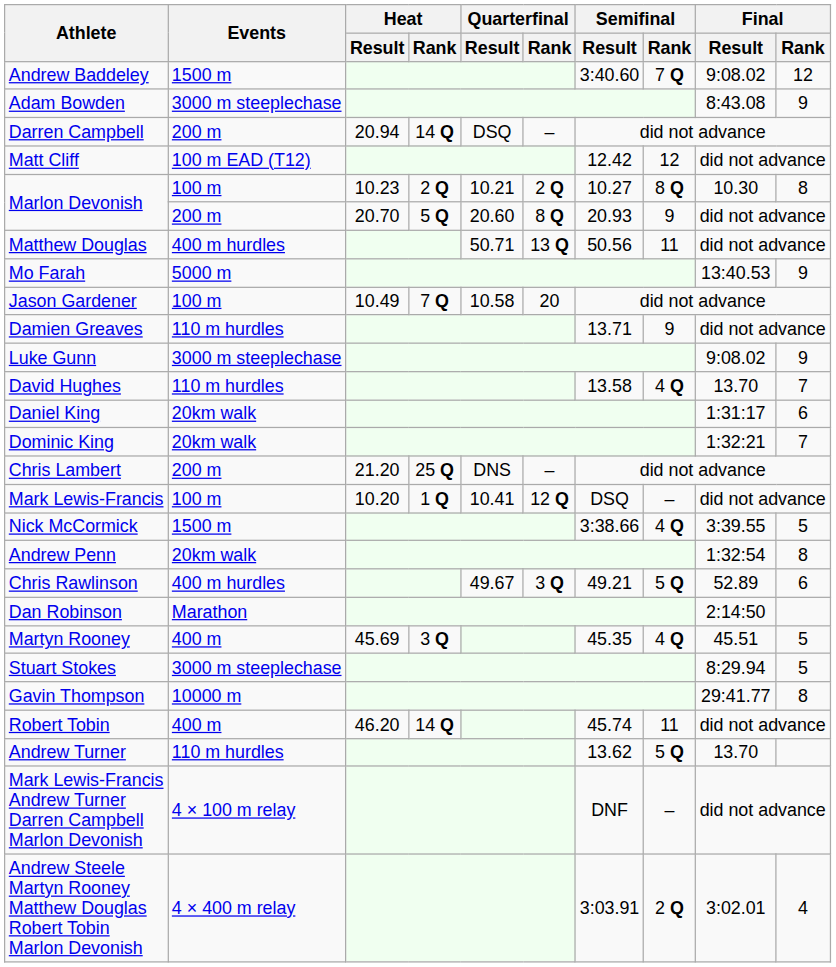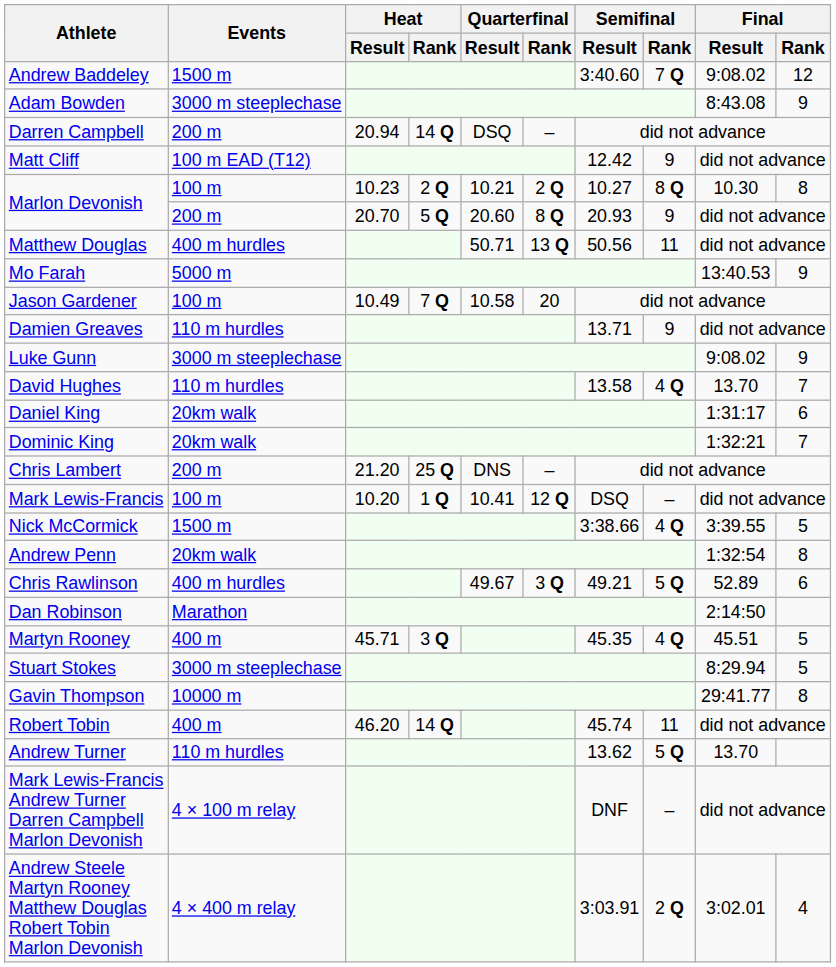(669, 160) 12 -> (669, 160) 9
(377, 640) 45.69 -> (377, 640) 45.71
